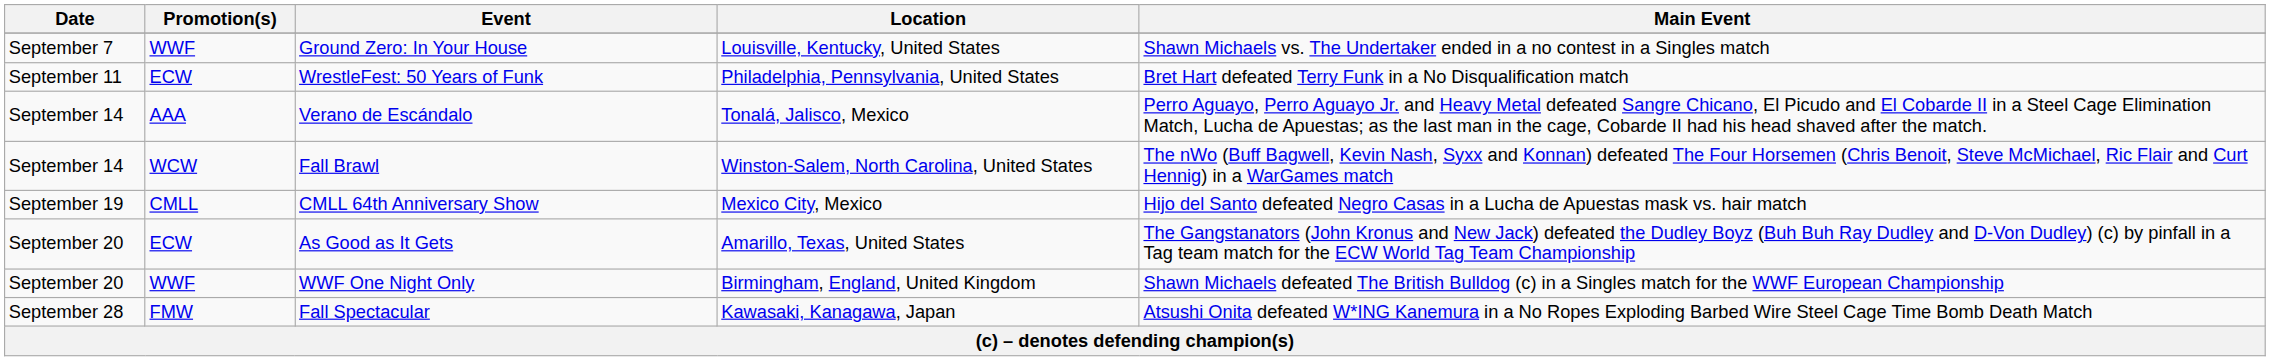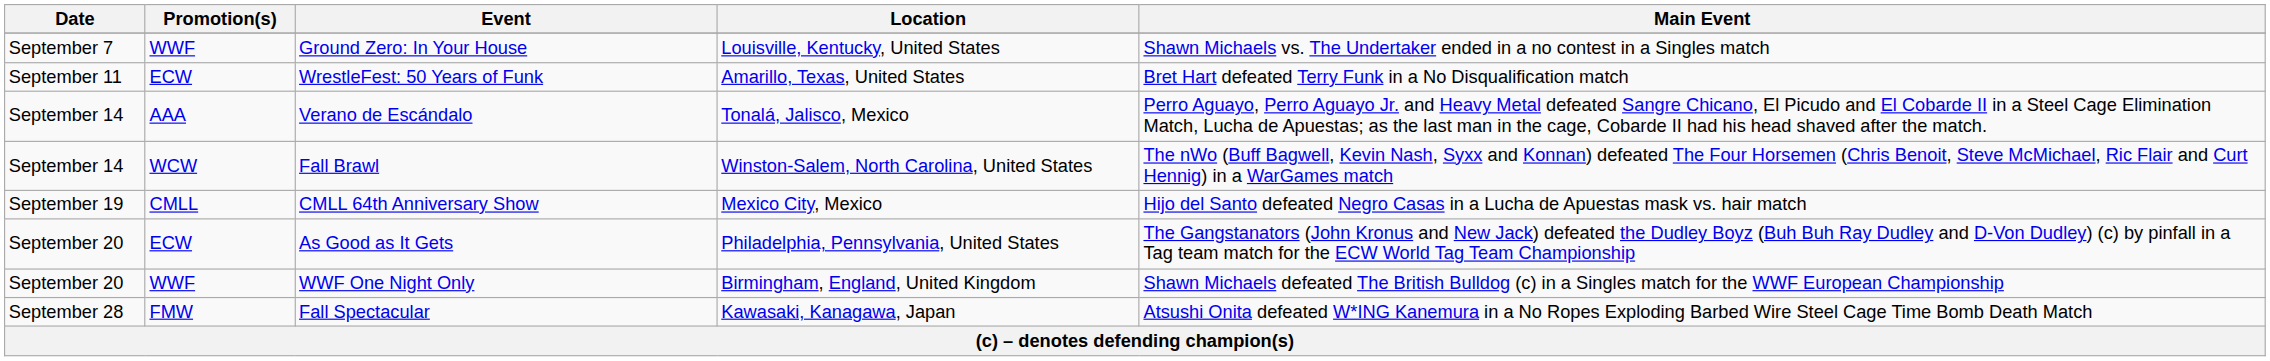(890, 76) Philadelphia, Pennsylvania, United States -> (843, 76) Amarillo, Texas, United States
(843, 243) Amarillo, Texas, United States -> (890, 243) Philadelphia, Pennsylvania, United States
